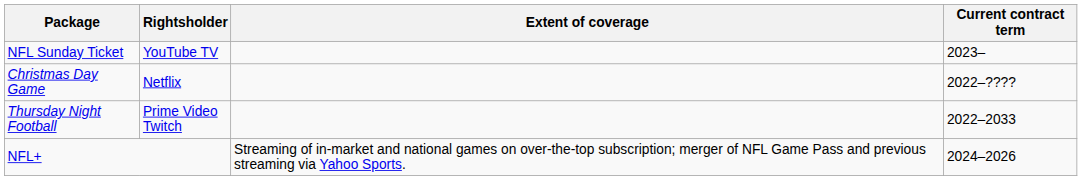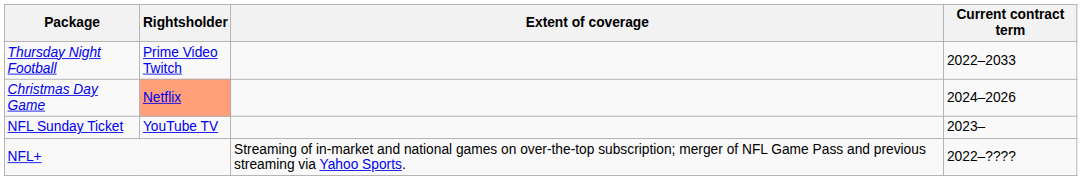rows swapped: (54, 119) <-> (65, 52)
(162, 82) no background -> (162, 97) lightsalmon background
(981, 82) 2022–???? -> (981, 97) 2024–2026
(981, 156) 2024–2026 -> (981, 156) 2022–????
